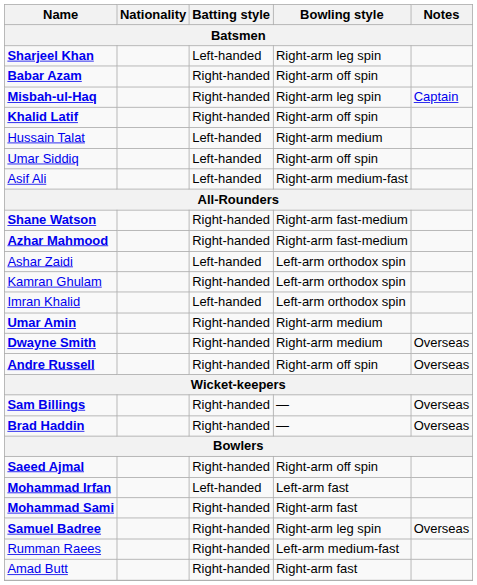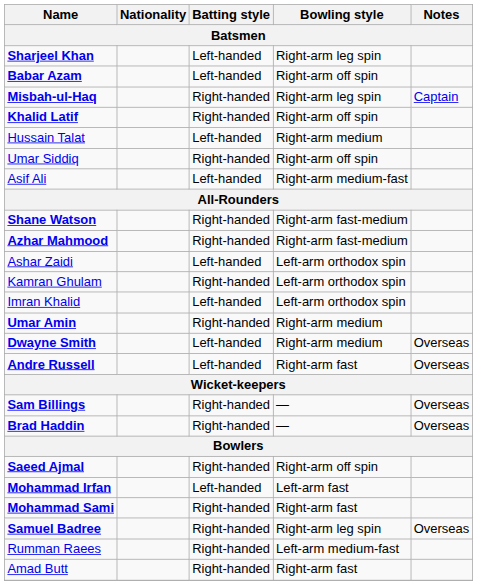(231, 76) Right-handed -> (227, 76) Left-handed
(227, 158) Left-handed -> (231, 158) Right-handed
(231, 343) Right-handed -> (227, 343) Left-handed
(231, 364) Right-handed -> (227, 364) Left-handed
(327, 364) Right-arm off spin -> (317, 364) Right-arm fast
